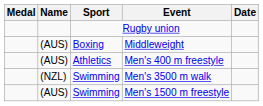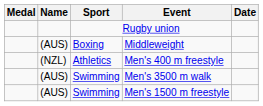(54, 61) (AUS) -> (53, 61) (NZL)
(53, 77) (NZL) -> (54, 77) (AUS)
